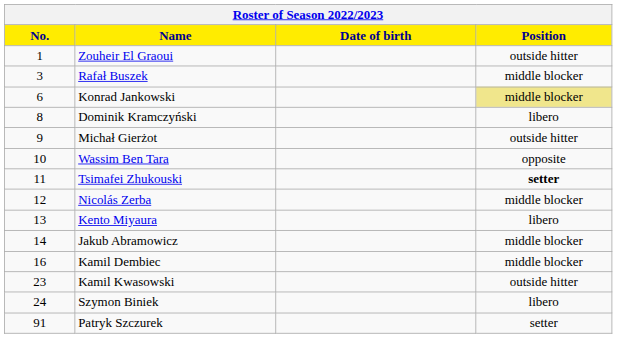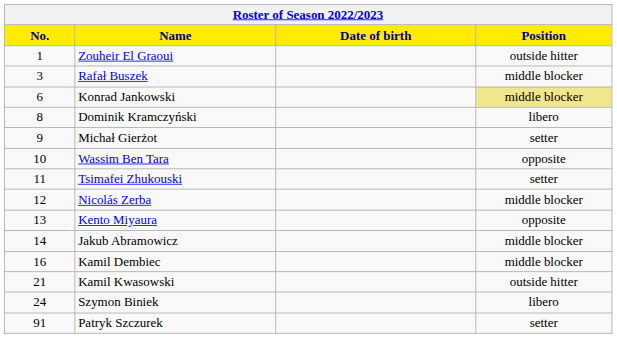(544, 138) outside hitter -> (544, 138) setter
(544, 179) bold -> (544, 179) normal
(544, 220) libero -> (544, 220) opposite
(40, 281) 23 -> (40, 281) 21
